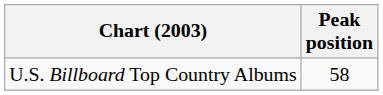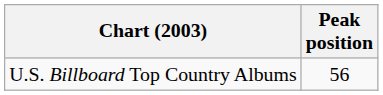(339, 74) 58 -> (339, 74) 56
